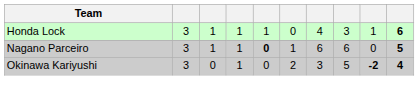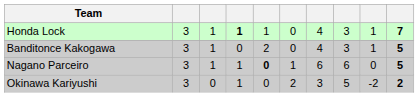(239, 31) normal -> (239, 31) bold
(400, 31) 6 -> (400, 31) 7
+ row: (61, 48)
(373, 66) bold -> (373, 83) normal
(400, 66) 4 -> (400, 83) 2
